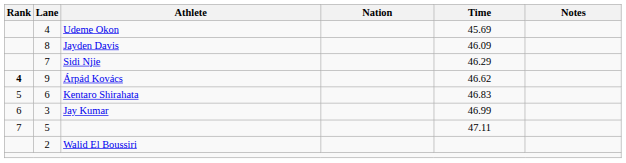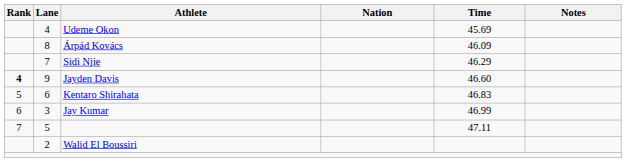(91, 45) Jayden Davis -> (93, 45) Árpád Kovács
(93, 78) Árpád Kovács -> (91, 78) Jayden Davis
(480, 78) 46.62 -> (480, 78) 46.60
